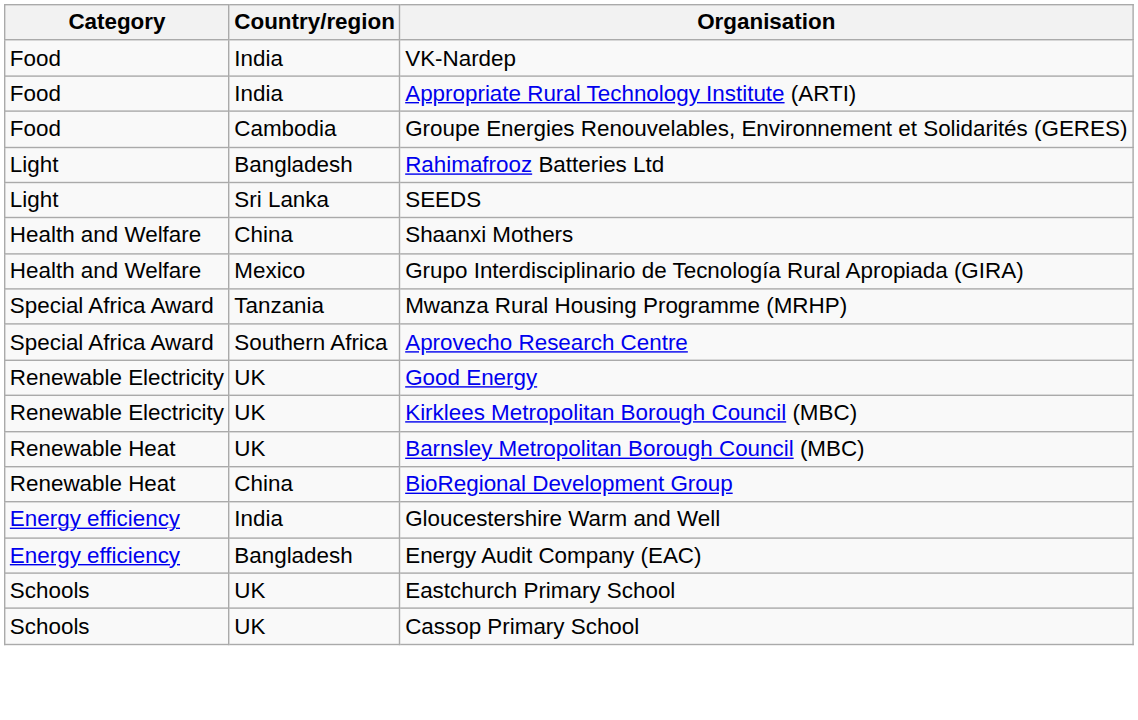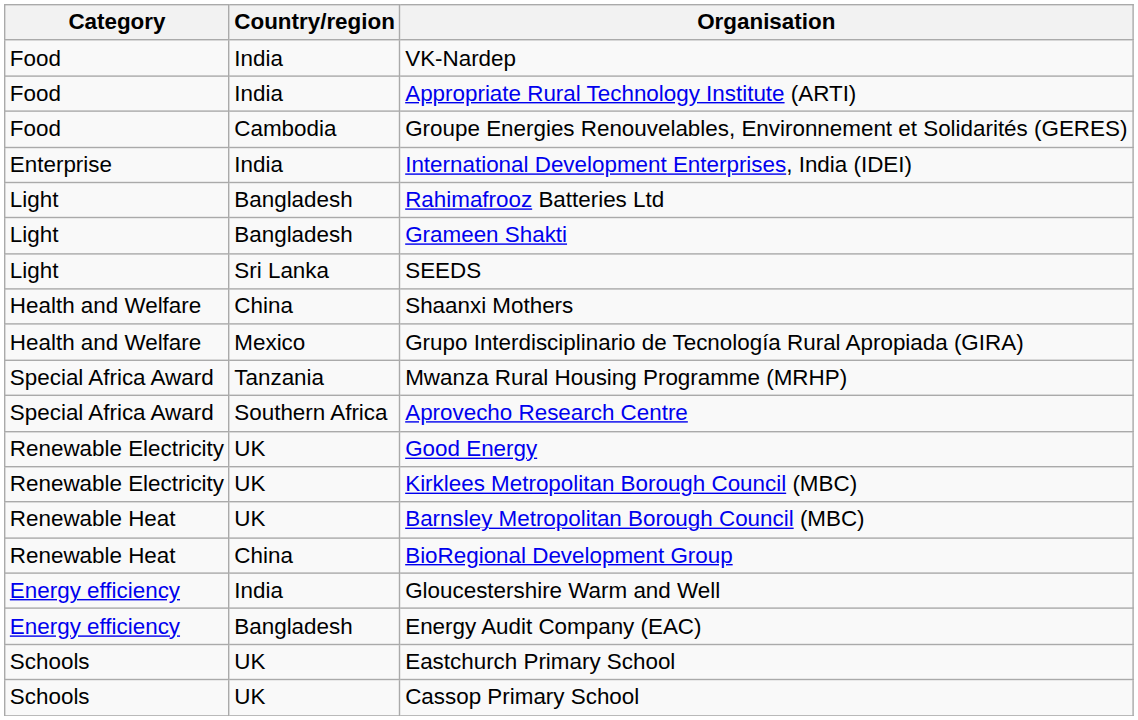+ row: (659, 164)
+ row: (486, 235)
